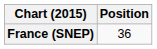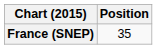(124, 34) 36 -> (124, 34) 35
